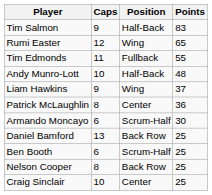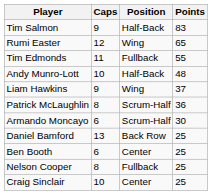(137, 105) Center -> (146, 105) Scrum-Half
(146, 151) Scrum-Half -> (137, 151) Center
(144, 167) Back Row -> (140, 167) Fullback
